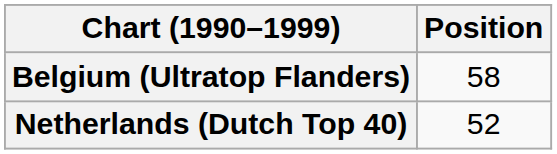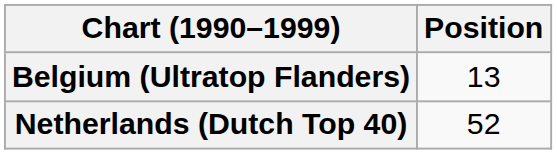(484, 76) 58 -> (484, 76) 13
